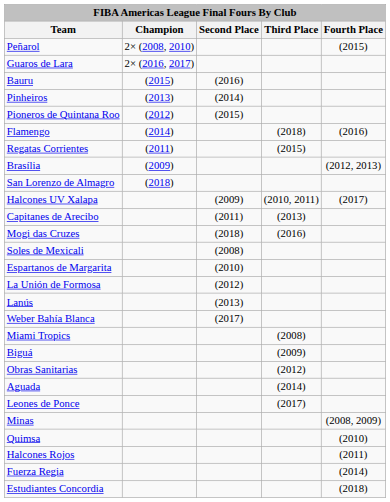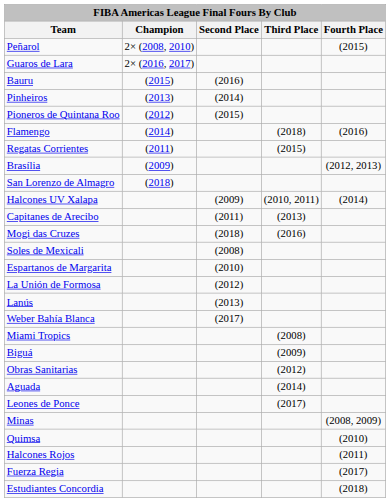(353, 200) (2017) -> (353, 200) (2014)
(353, 472) (2014) -> (353, 472) (2017)
